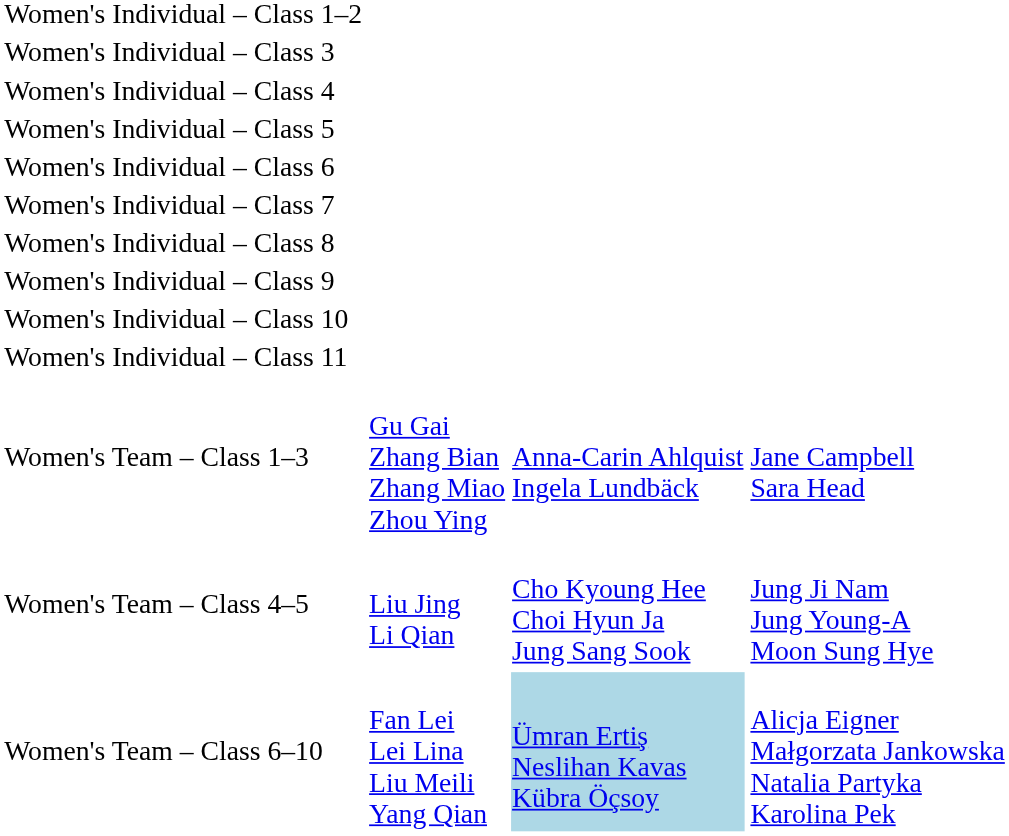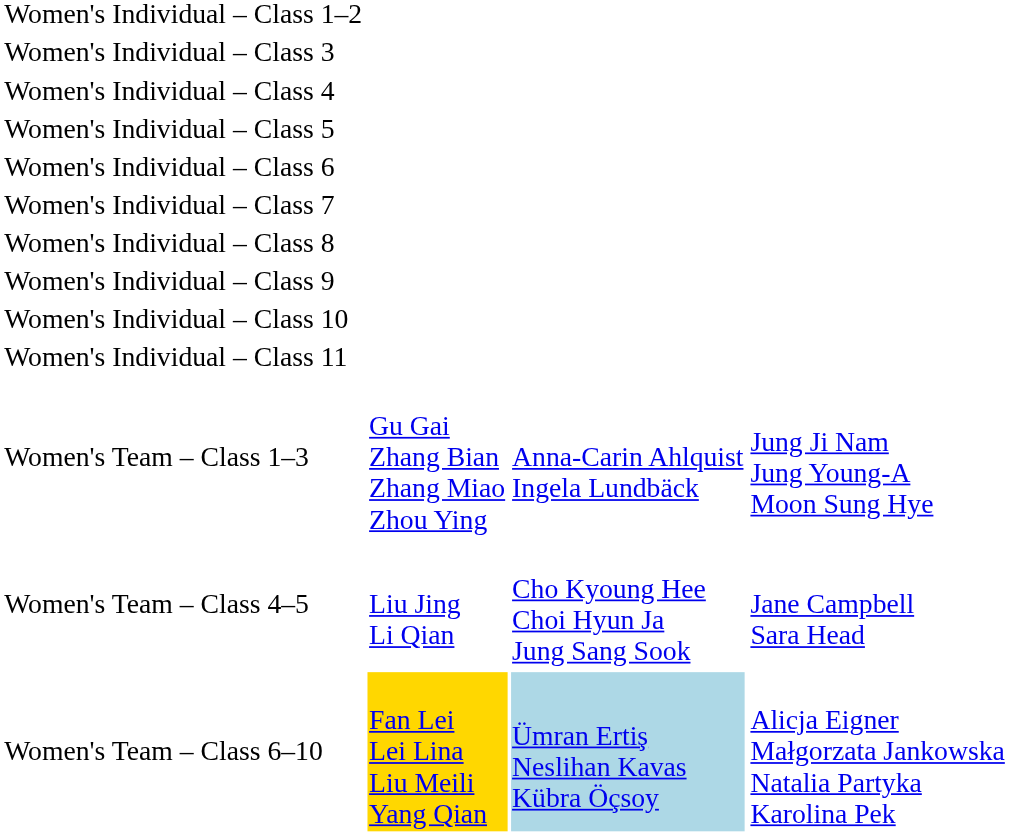(832, 472) Jane Campbell Sara Head -> (842, 472) Jung Ji Nam Jung Young-A Moon Sung Hye
(842, 619) Jung Ji Nam Jung Young-A Moon Sung Hye -> (832, 619) Jane Campbell Sara Head
(428, 766) no background -> (428, 766) gold background
